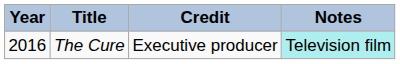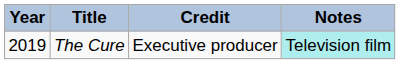(27, 44) 2016 -> (27, 44) 2019
